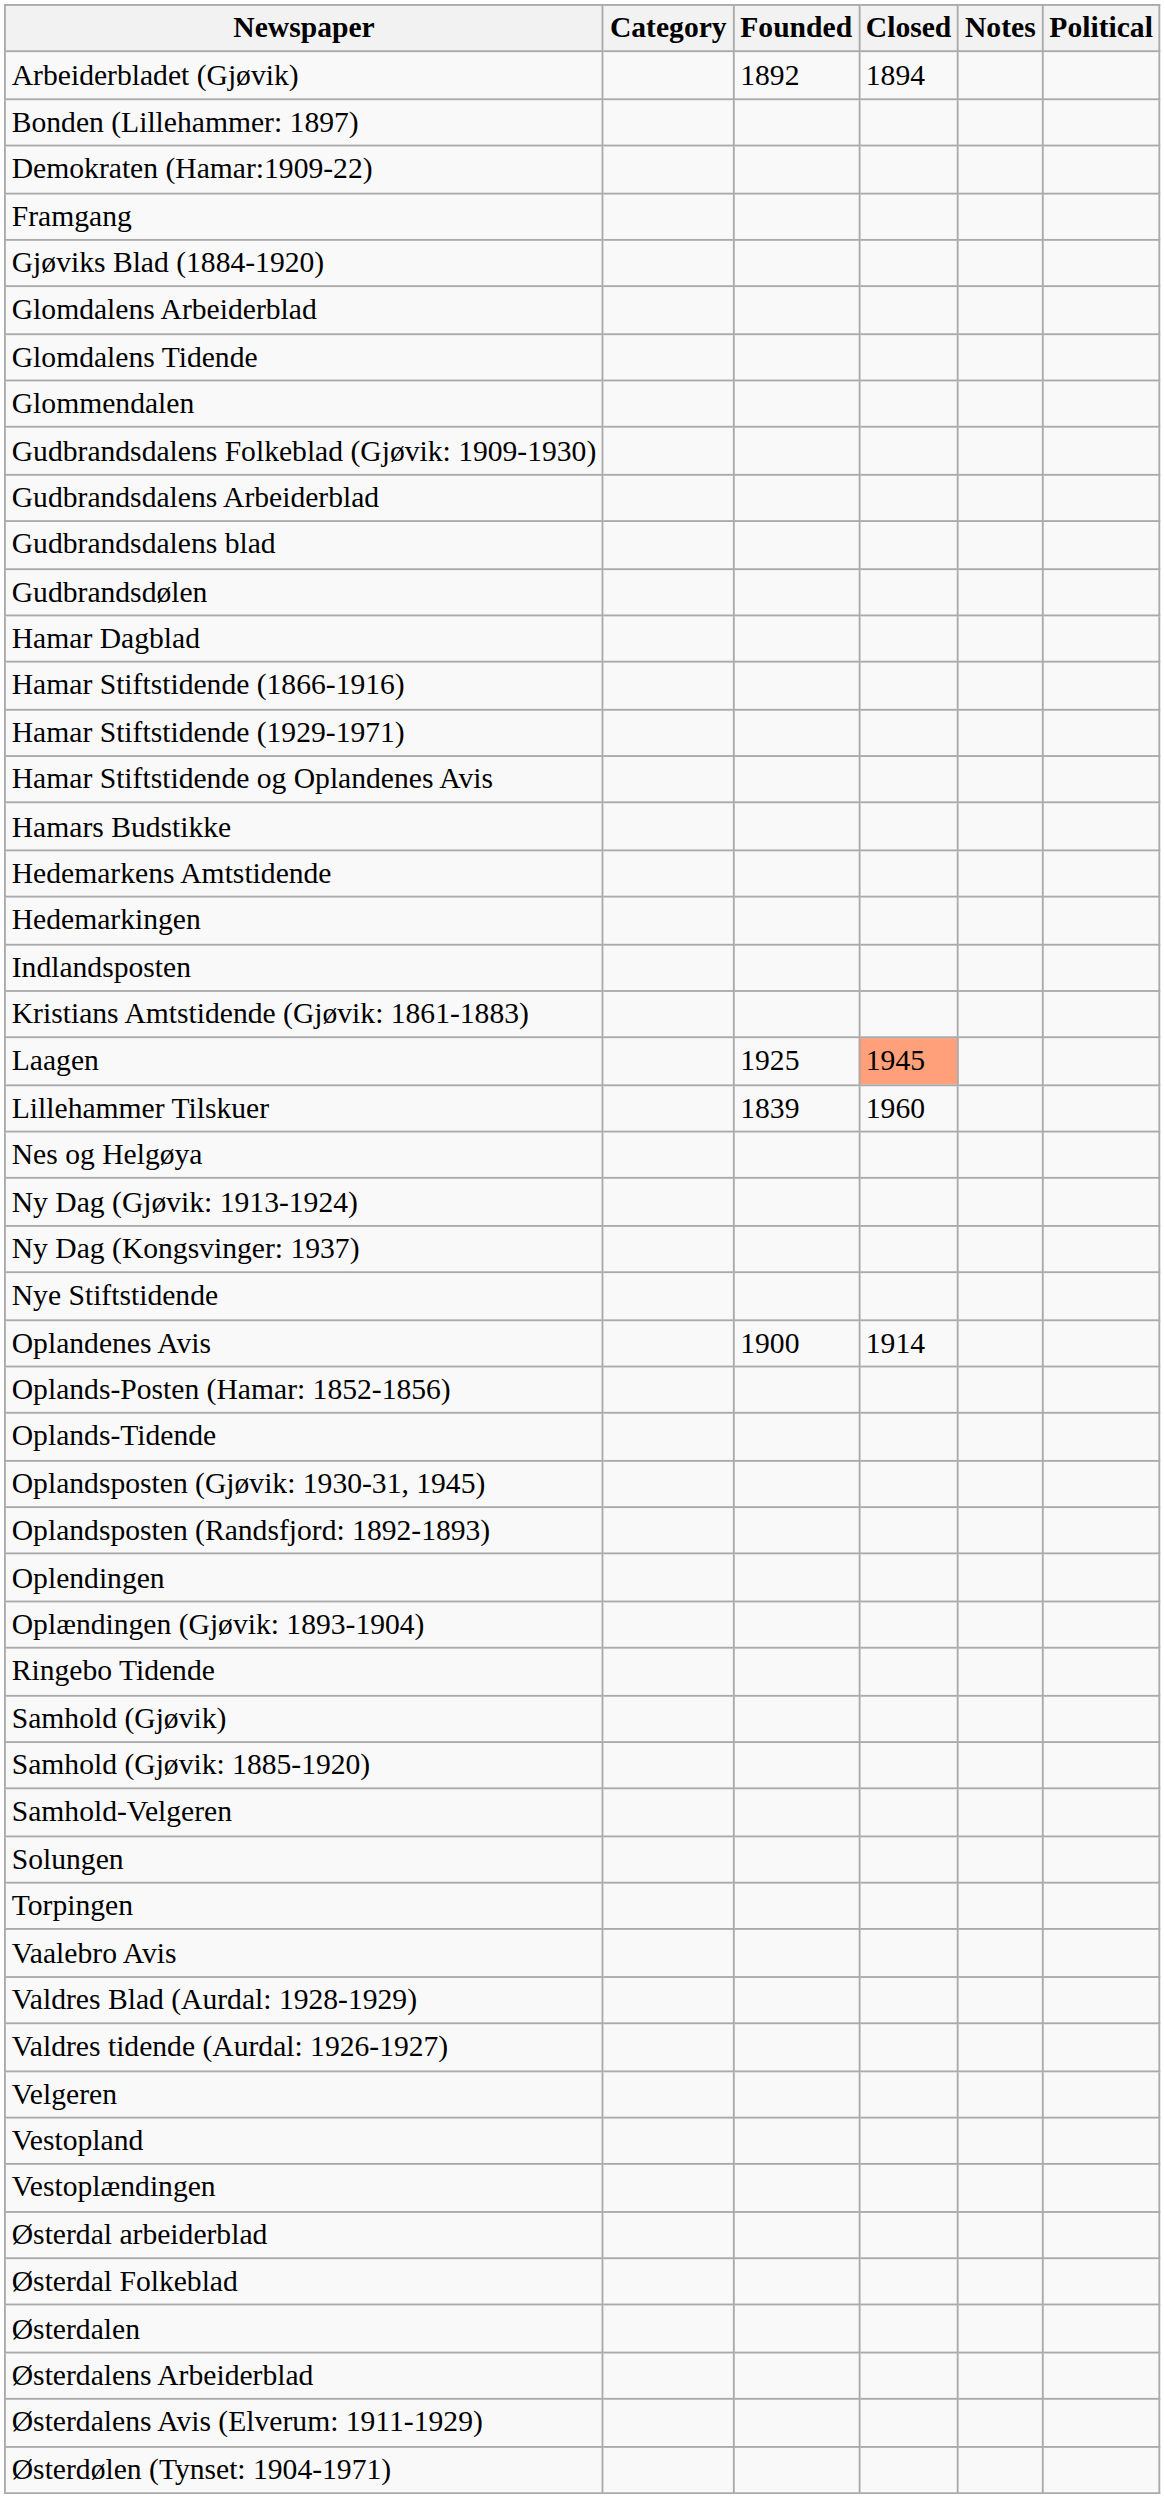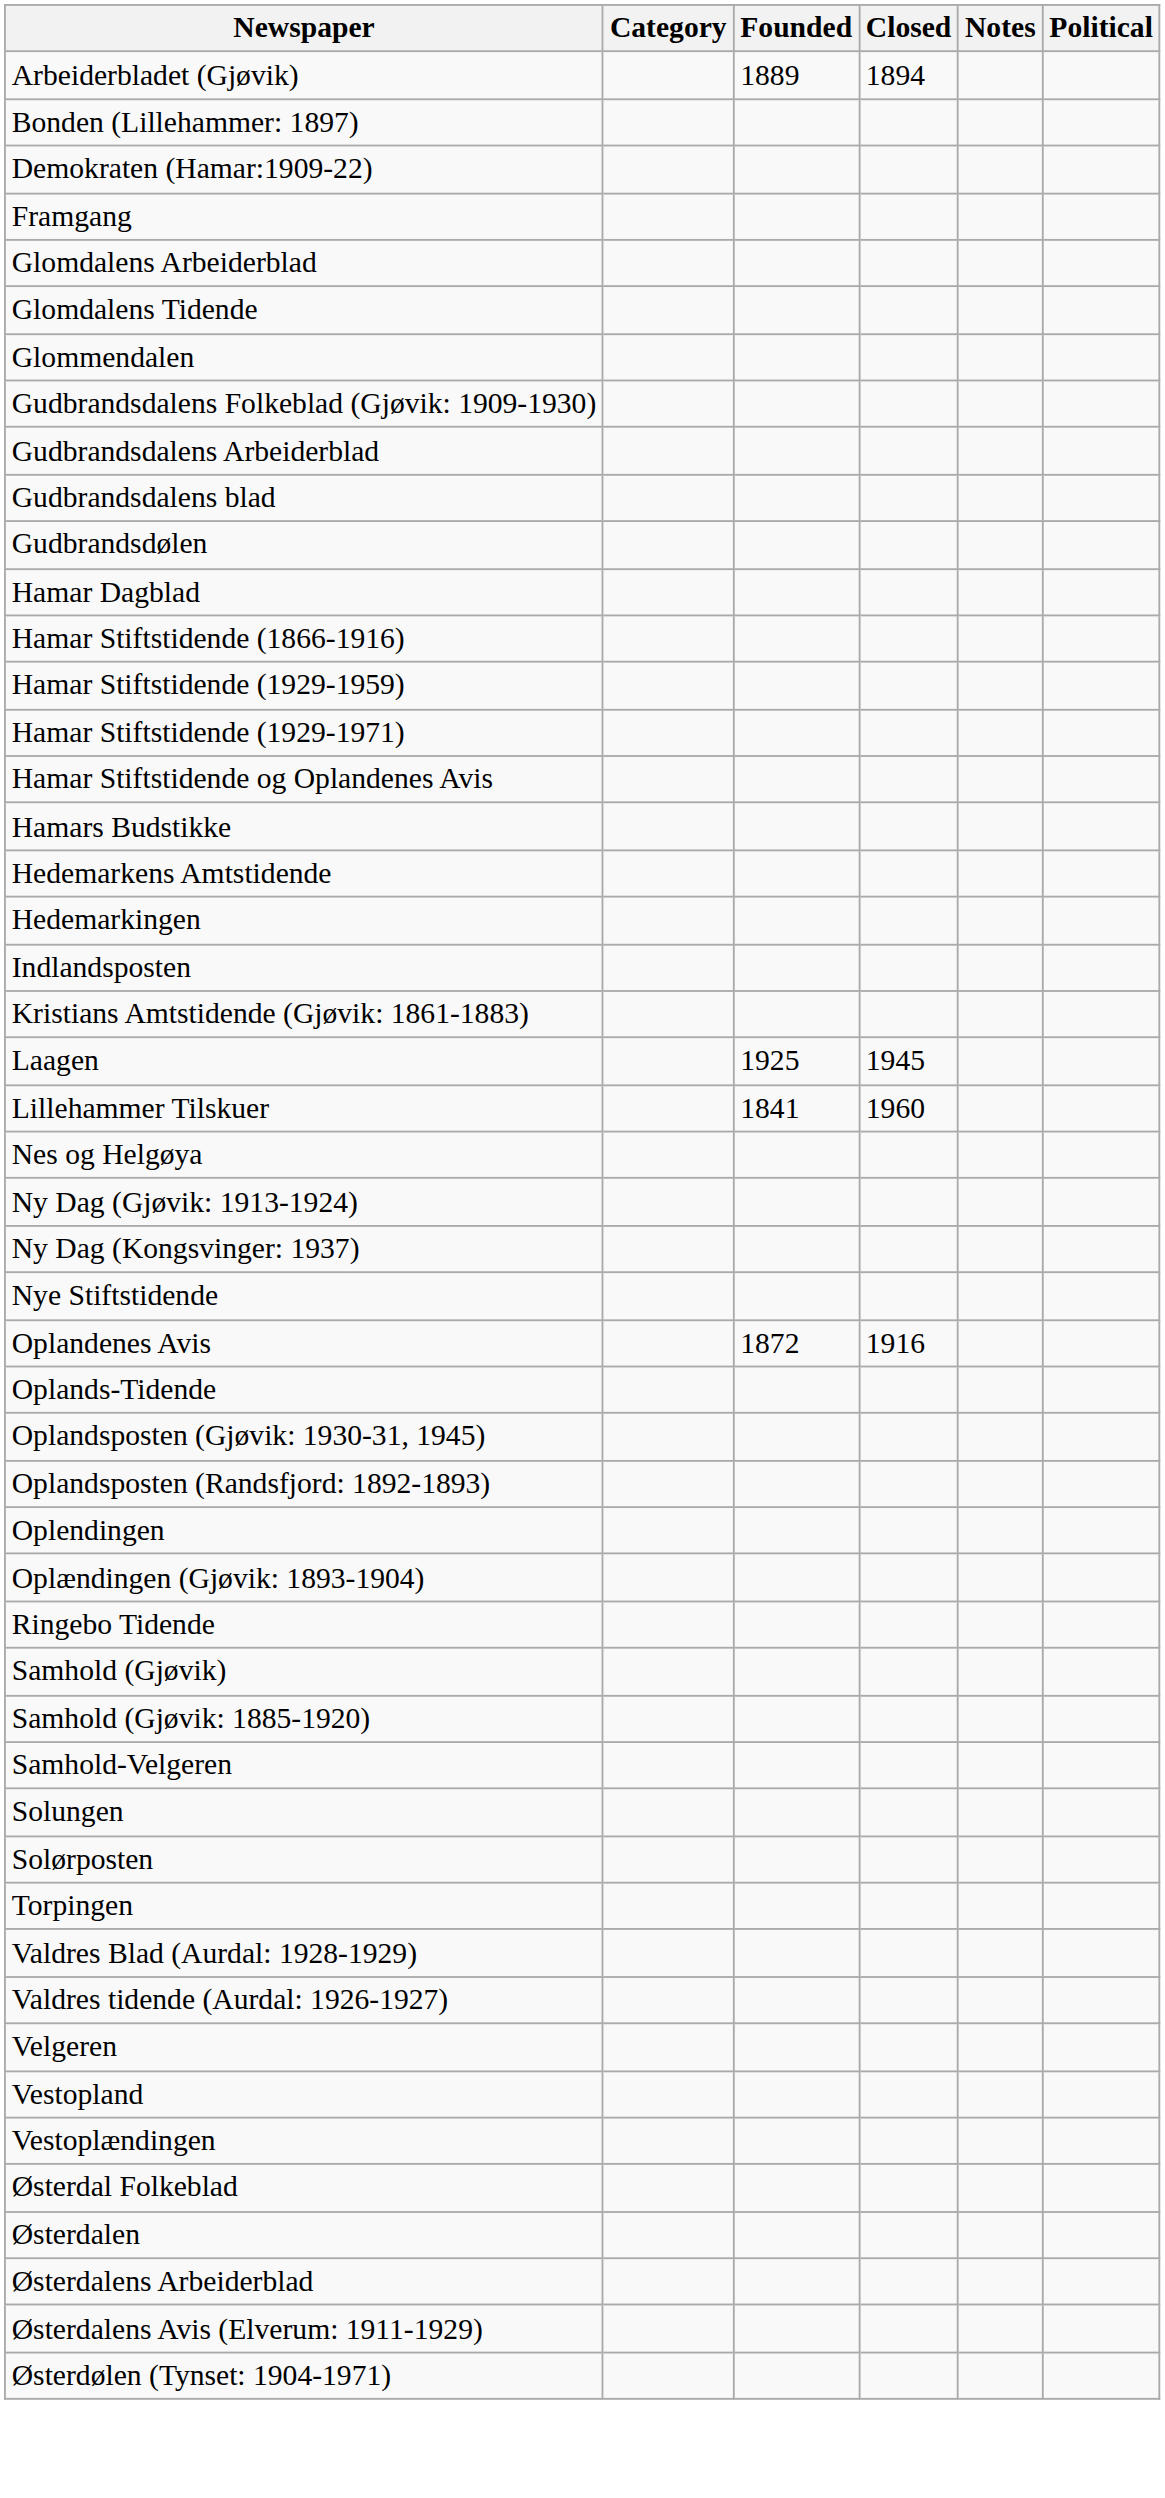(770, 74) 1892 -> (770, 74) 1889
- row: (168, 262)
+ row: (208, 685)
(895, 1060) lightsalmon background -> (895, 1060) no background
(770, 1107) 1839 -> (770, 1107) 1841
(770, 1342) 1900 -> (770, 1342) 1872
(895, 1342) 1914 -> (895, 1342) 1916
- row: (231, 1389)
+ row: (82, 1858)
- row: (94, 1952)
- row: (140, 2234)
